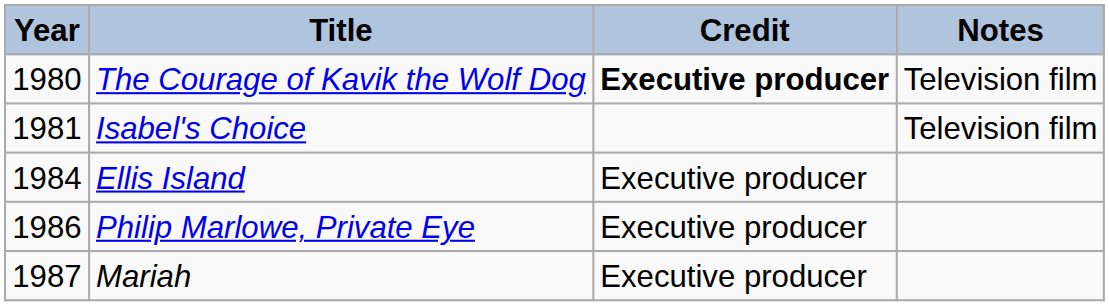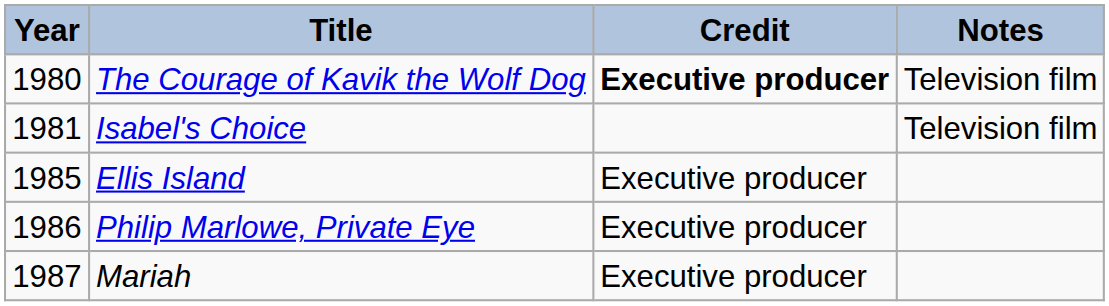(47, 178) 1984 -> (47, 178) 1985
